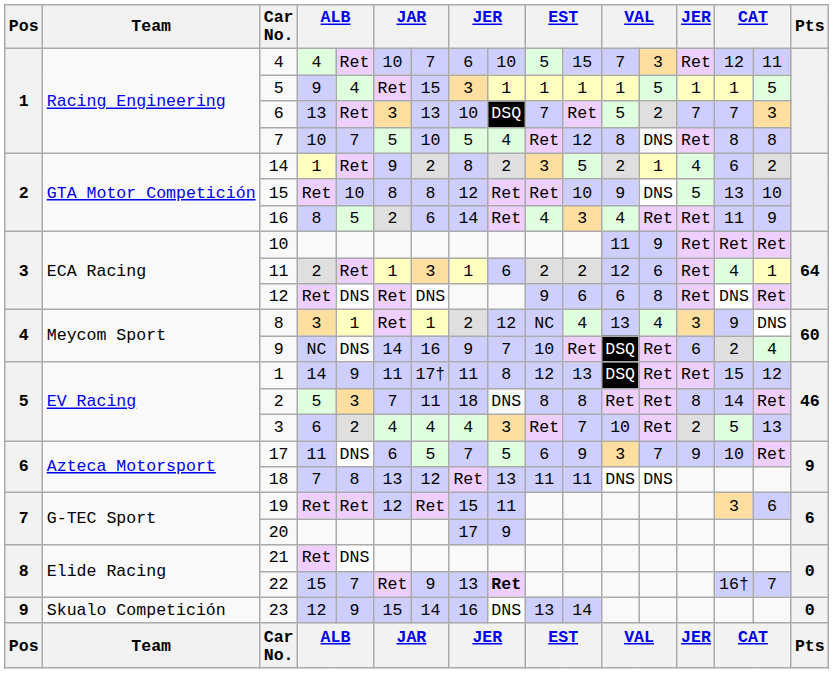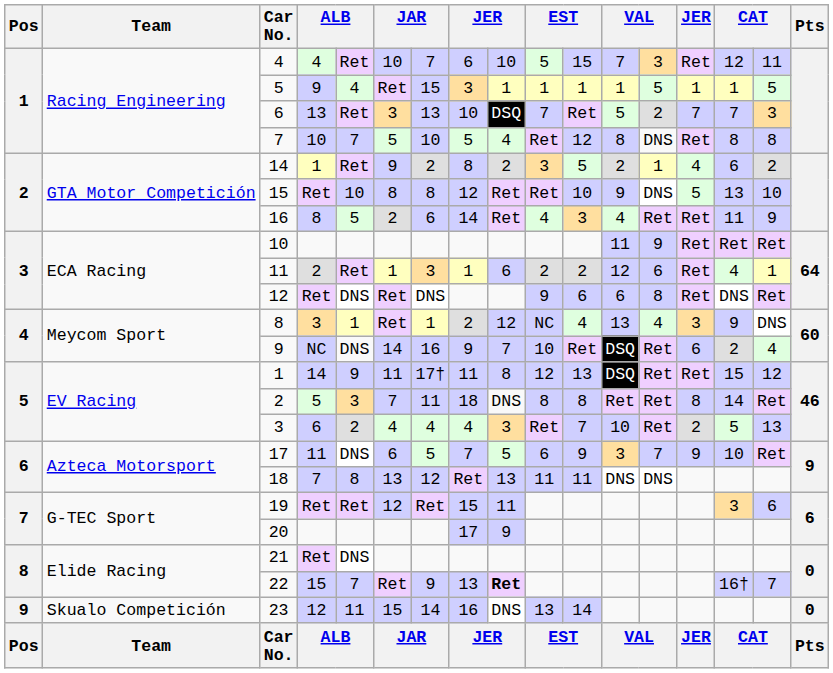(354, 610) 9 -> (354, 610) 11
